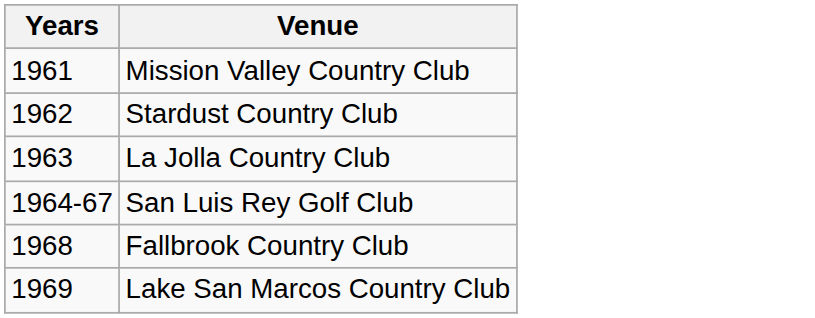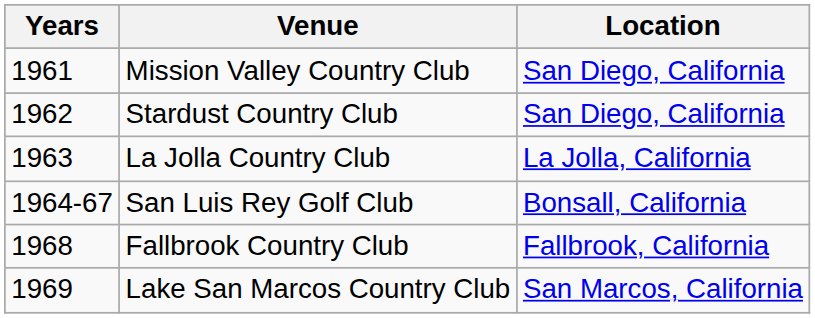+ column: (663, 26)
